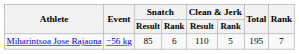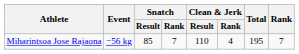(174, 42) 6 -> (174, 42) 7
(231, 42) 5 -> (231, 42) 4
